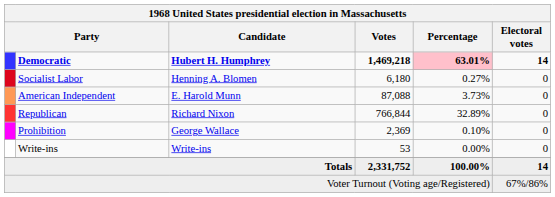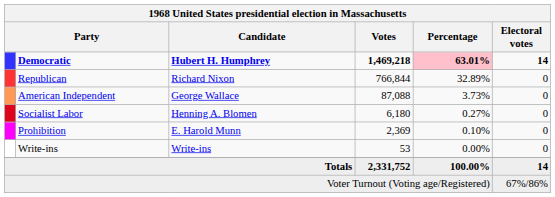rows swapped: (42, 113) <-> (50, 78)
(206, 96) E. Harold Munn -> (205, 96) George Wallace
(205, 131) George Wallace -> (206, 131) E. Harold Munn
